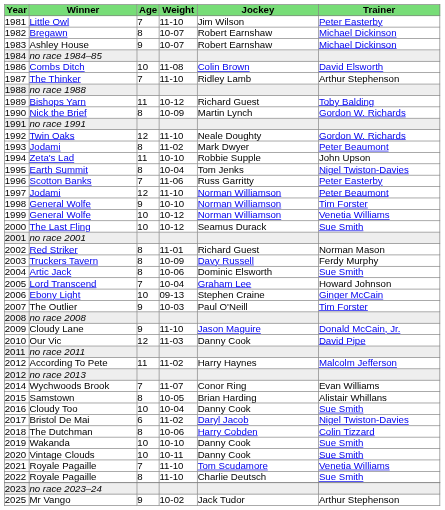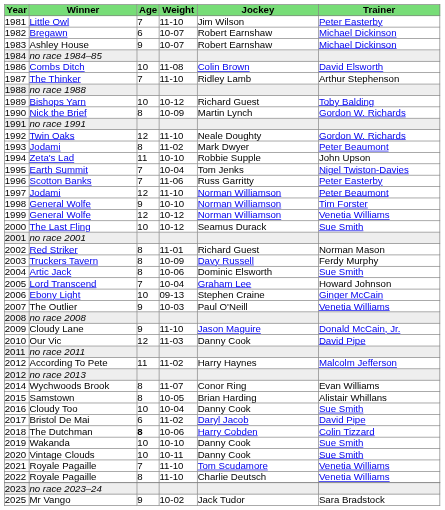(140, 33) 8 -> (140, 33) 6
(142, 101) 11 -> (143, 101) 10
(140, 169) 8 -> (140, 169) 7
(143, 215) 10 -> (143, 215) 12
(343, 306) Tim Forster -> (354, 306) Venetia Williams
(140, 386) 7 -> (140, 386) 8
(364, 420) Nigel Twiston-Davies -> (342, 420) David Pipe
(140, 431) normal -> (140, 431) bold
(341, 477) Sue Smith -> (354, 477) Venetia Williams
(359, 500) Arthur Stephenson -> (352, 500) Sara Bradstock
